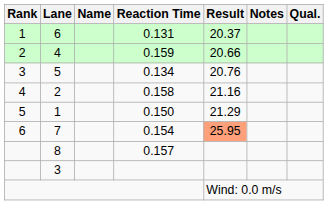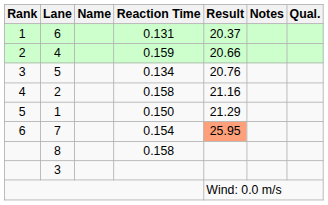(159, 151) 0.157 -> (159, 151) 0.158
